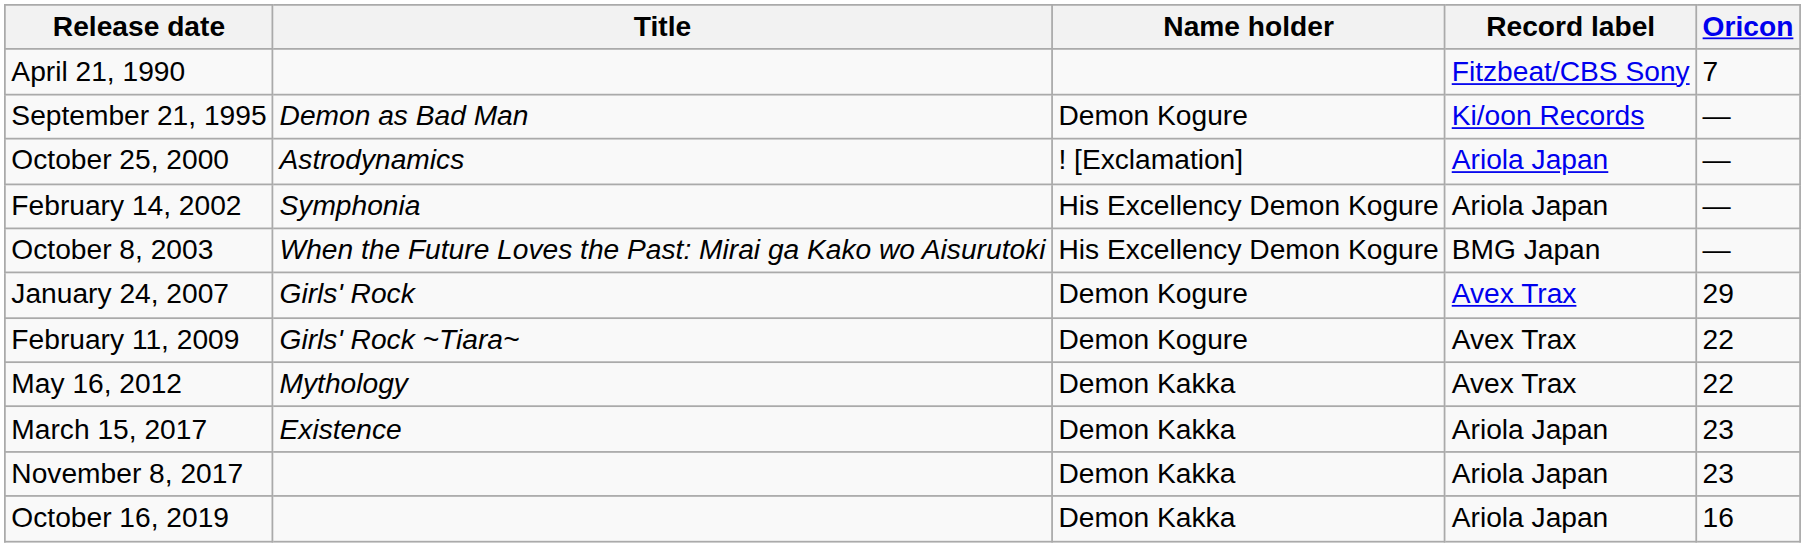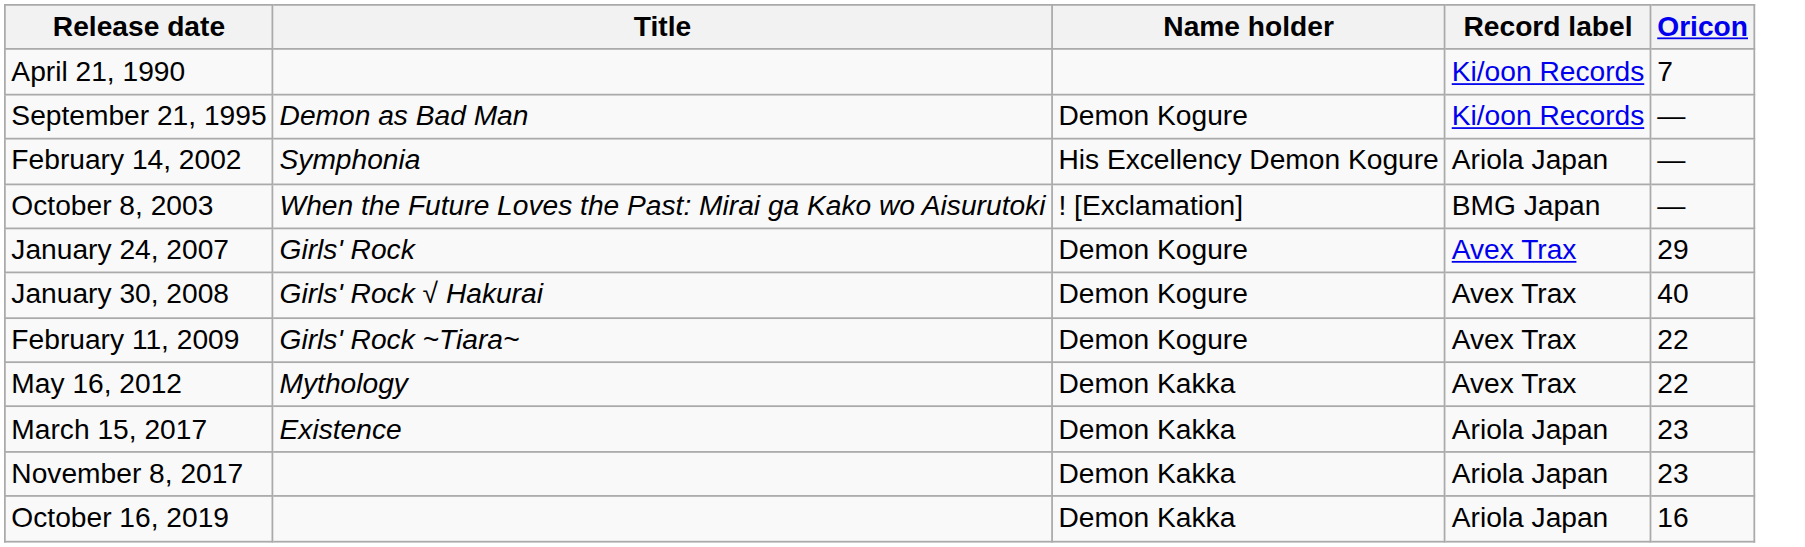(1571, 71) Fitzbeat/CBS Sony -> (1548, 71) Ki/oon Records
- row: (120, 160)
(1249, 250) His Excellency Demon Kogure -> (1151, 205) ! [Exclamation]
+ row: (120, 294)
